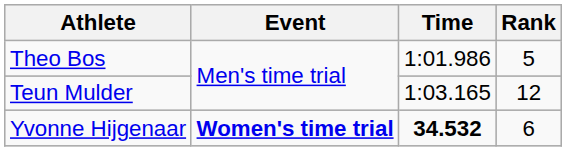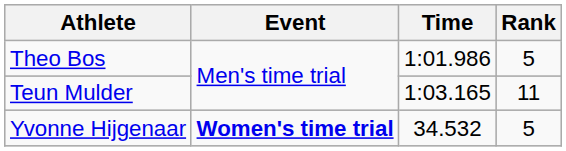(529, 93) 12 -> (529, 93) 11
(447, 129) bold -> (447, 129) normal
(529, 129) 6 -> (529, 129) 5
